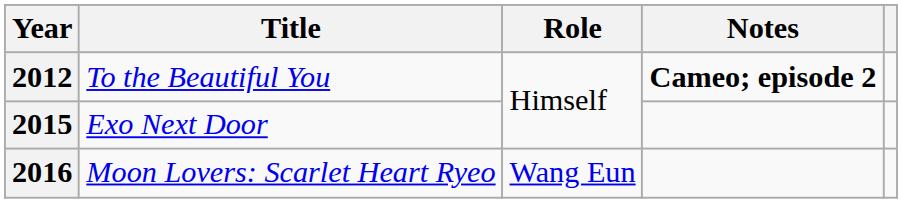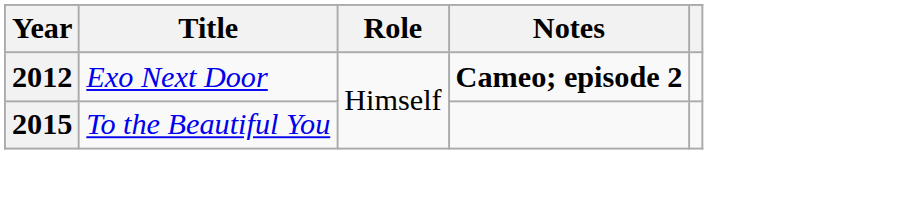(208, 76) To the Beautiful You -> (177, 76) Exo Next Door
(177, 124) Exo Next Door -> (208, 124) To the Beautiful You
- row: (42, 172)
